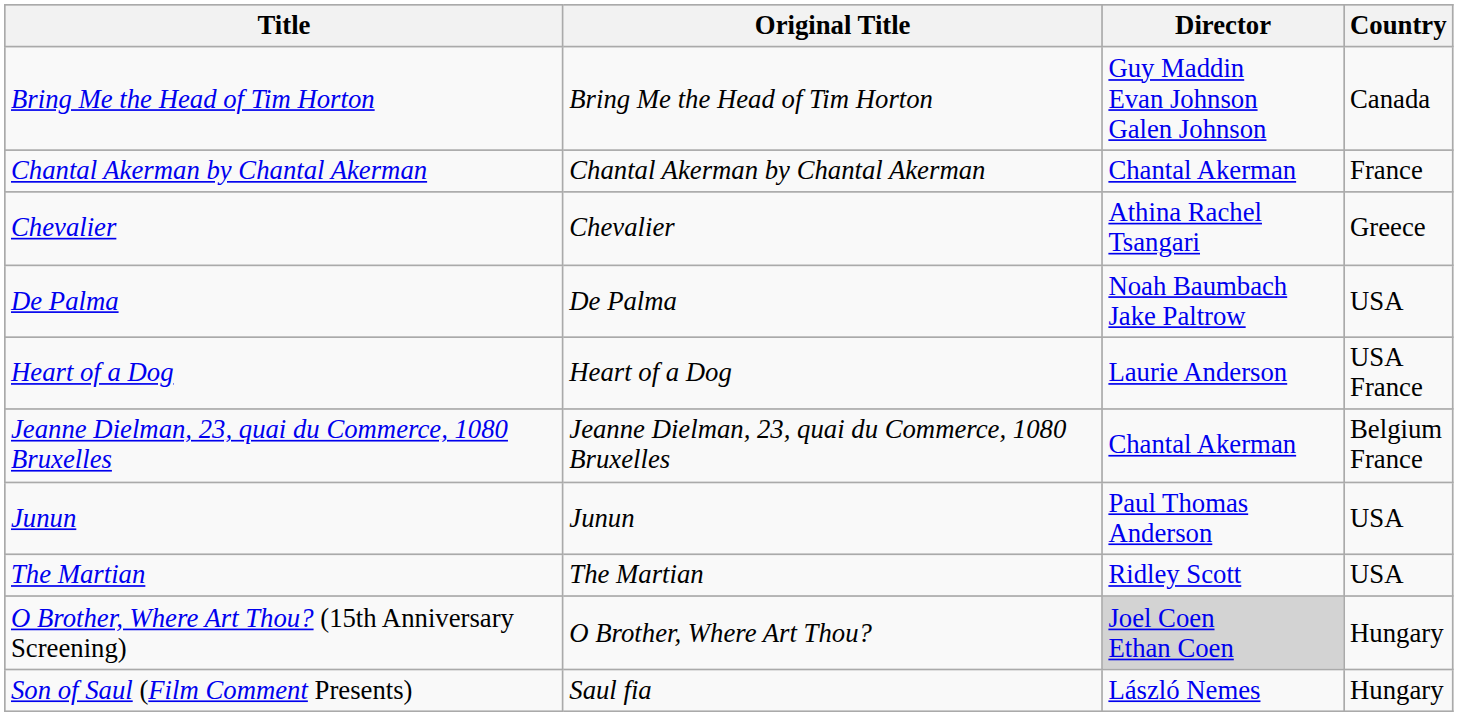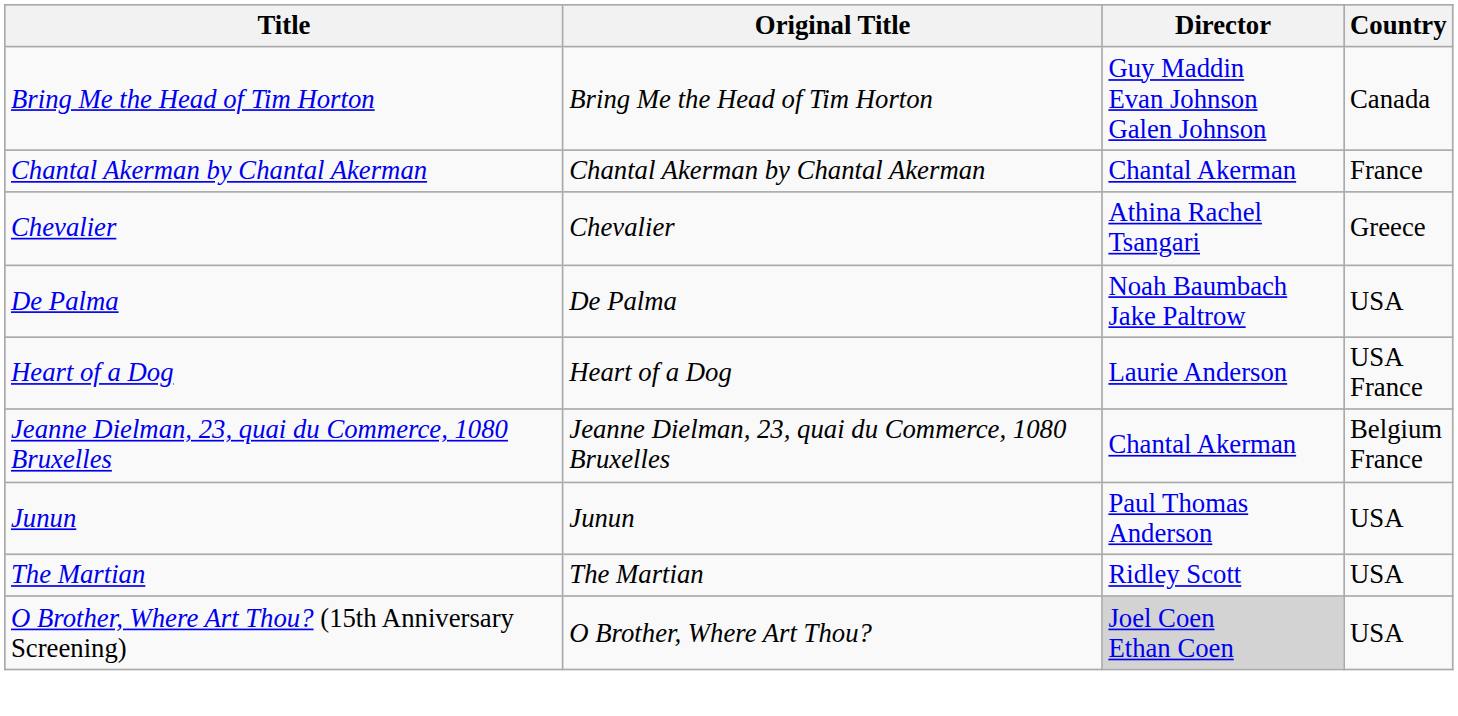(1397, 632) Hungary -> (1377, 632) USA
- row: (212, 689)
